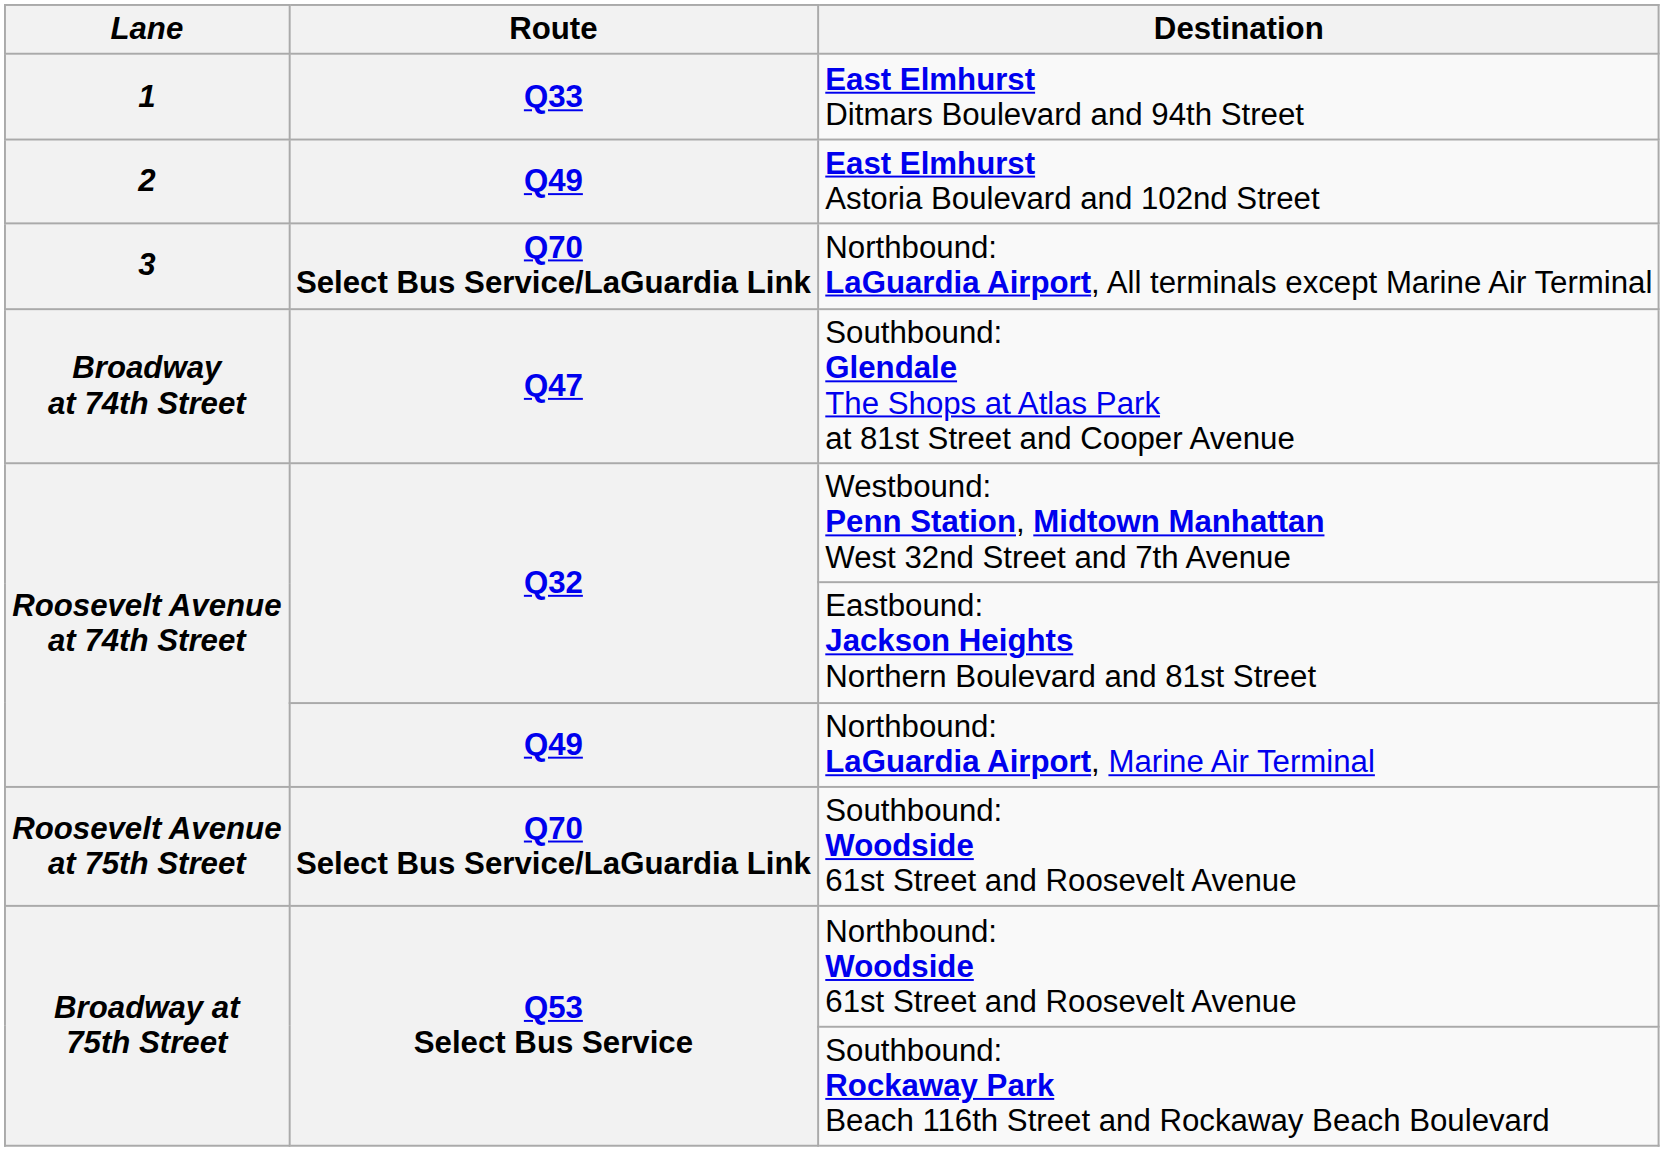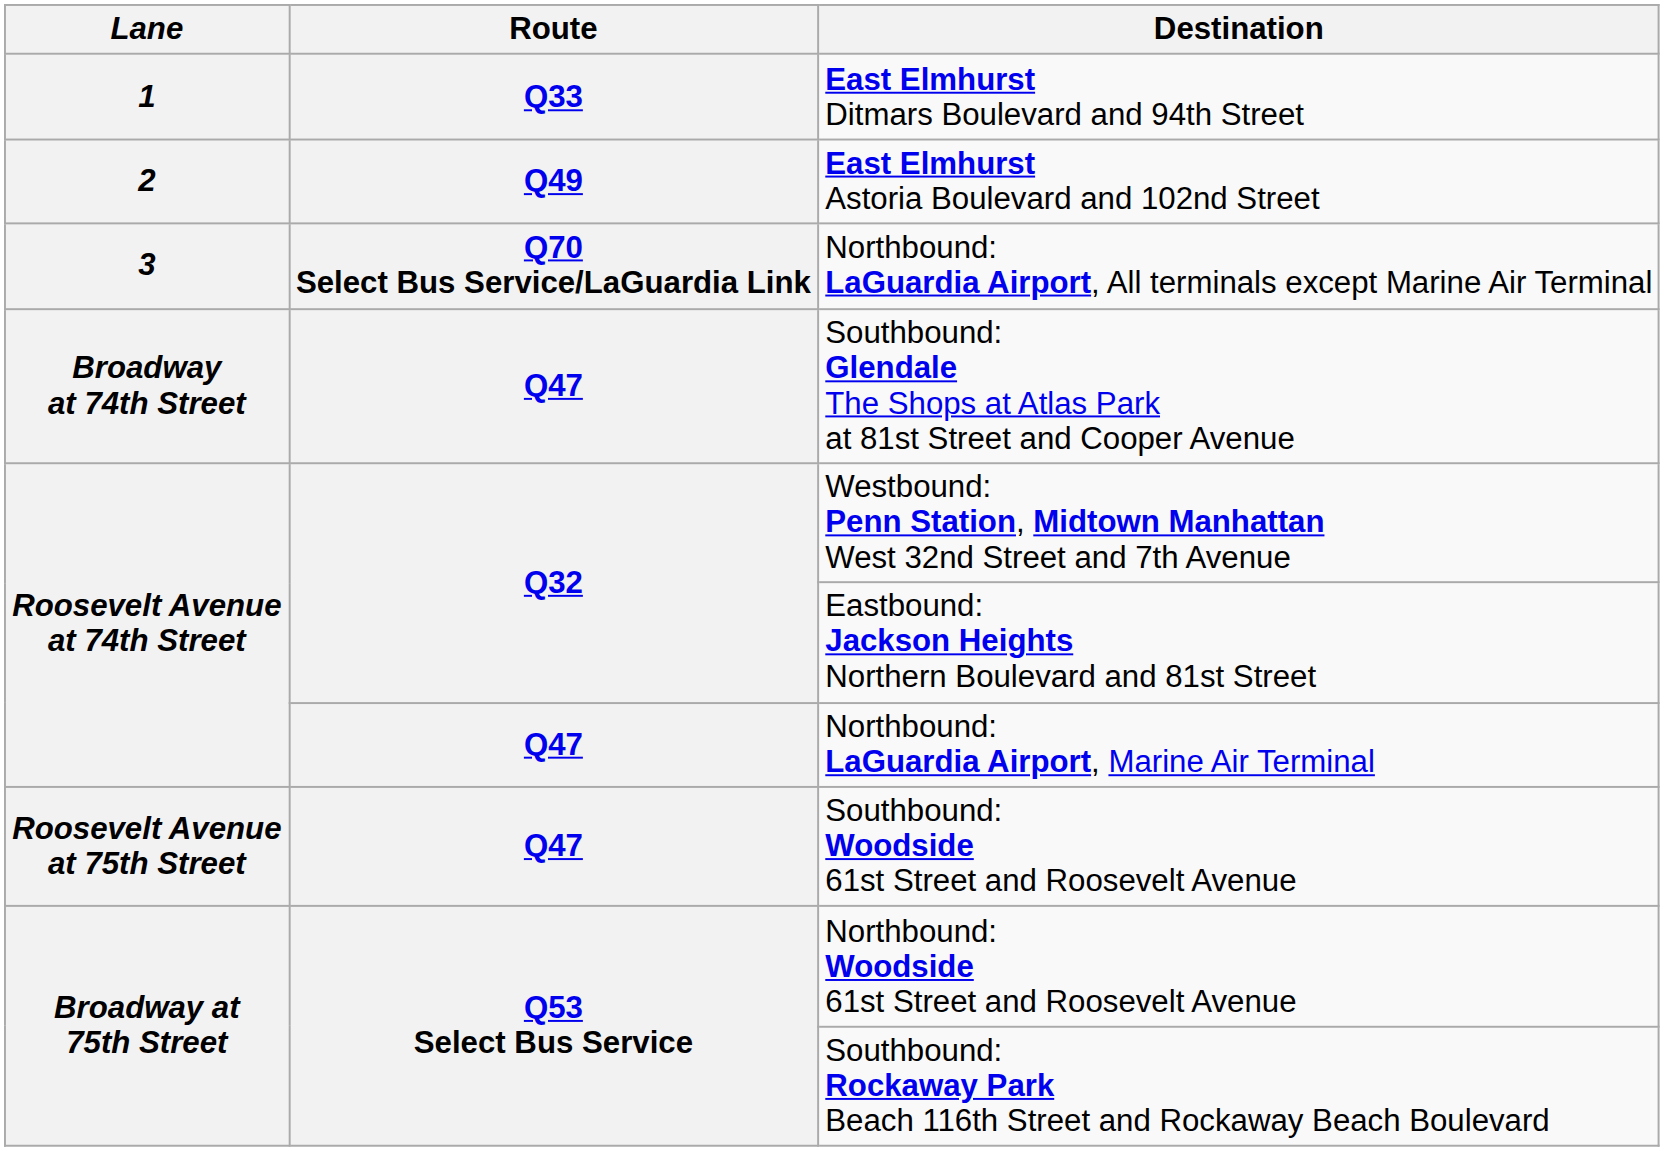(553, 744) Q49 -> (553, 744) Q47
(553, 846) Q70 Select Bus Service/LaGuardia Link -> (553, 846) Q47
